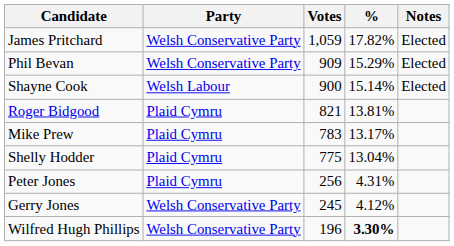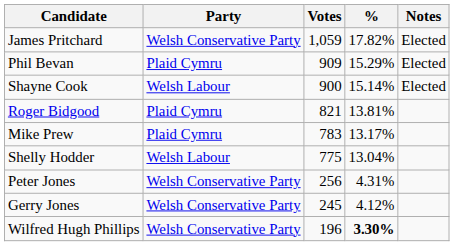(224, 63) Welsh Conservative Party -> (184, 63) Plaid Cymru
(184, 157) Plaid Cymru -> (188, 157) Welsh Labour
(184, 181) Plaid Cymru -> (224, 181) Welsh Conservative Party
